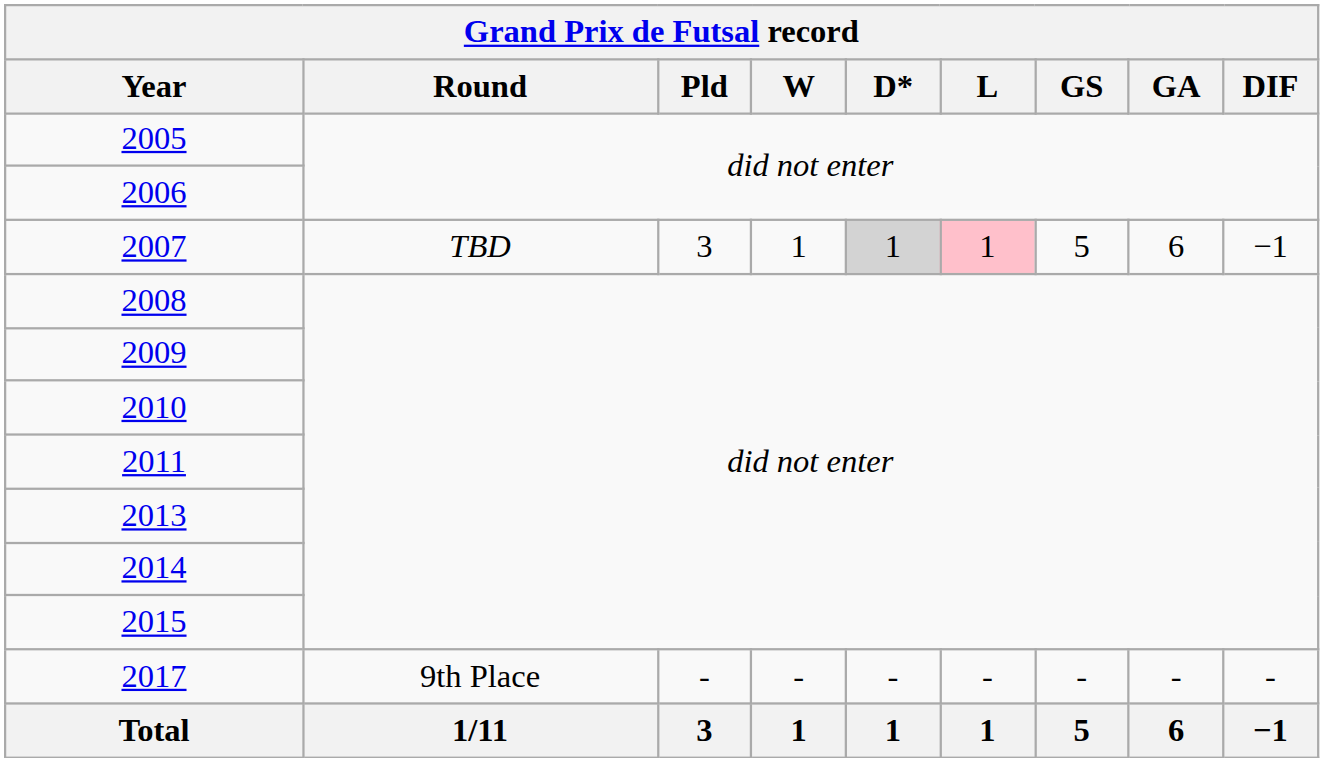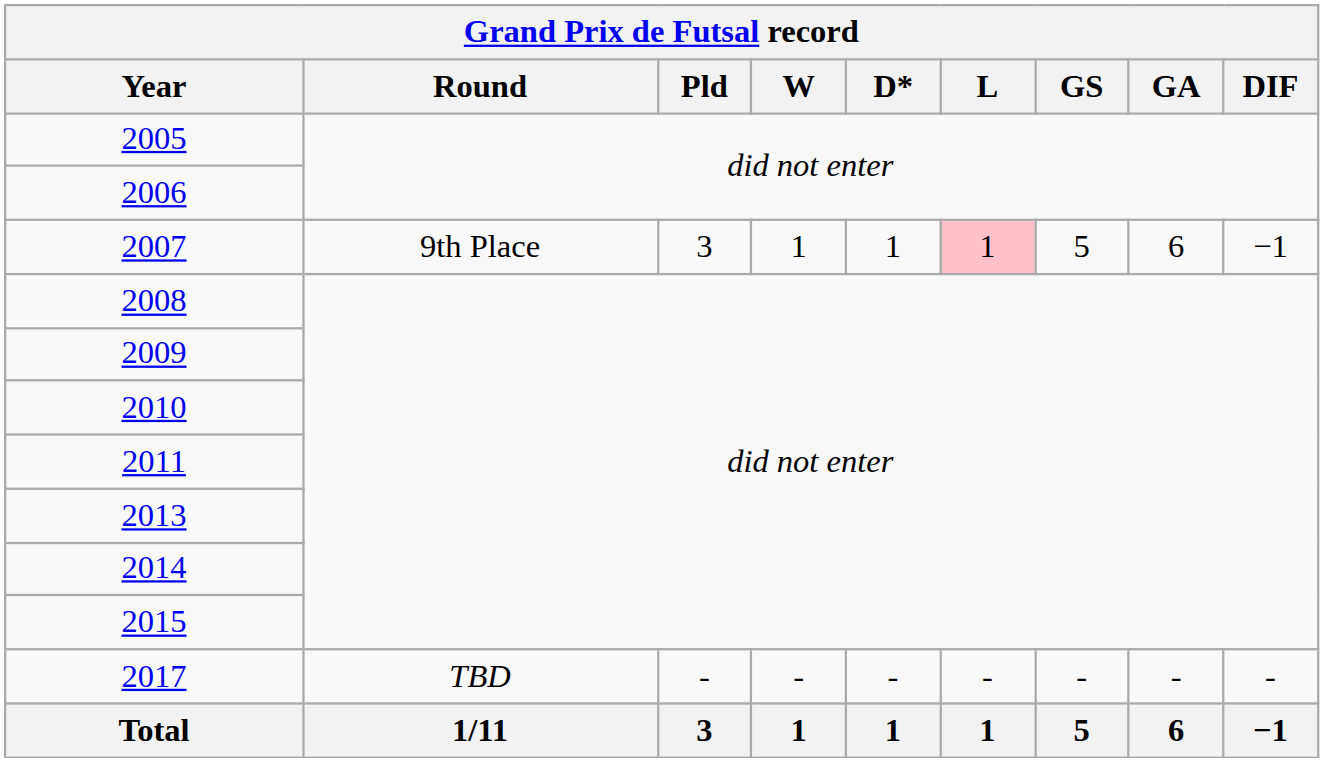(480, 246) TBD -> (480, 246) 9th Place
(893, 246) lightgrey background -> (893, 246) no background
(480, 675) 9th Place -> (480, 675) TBD
